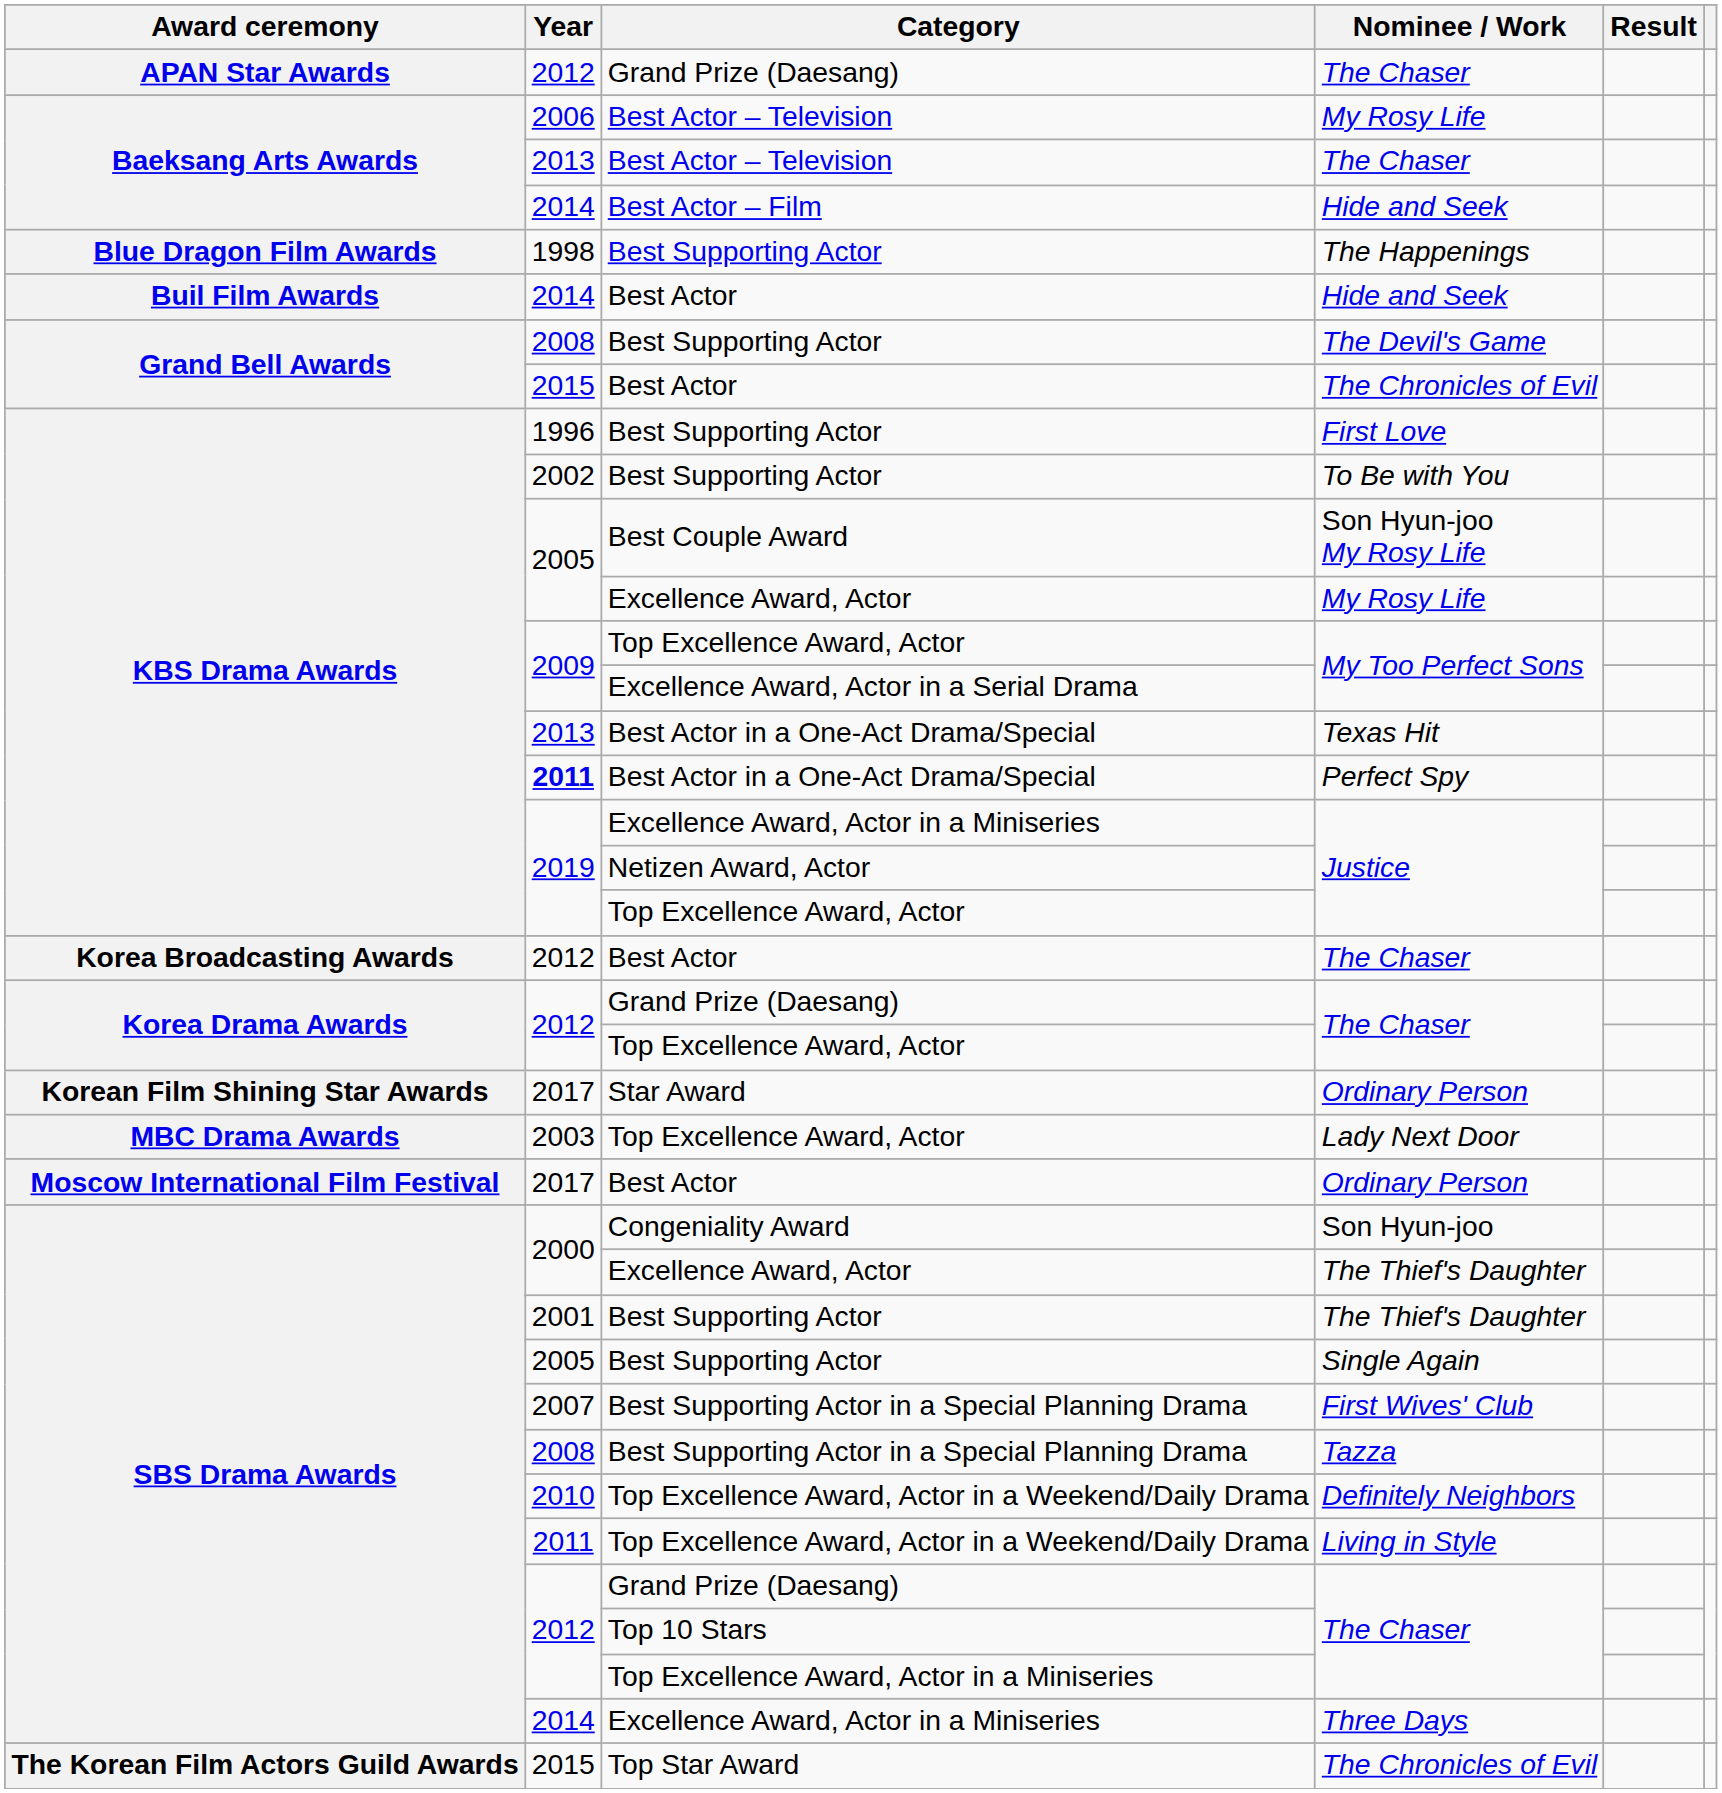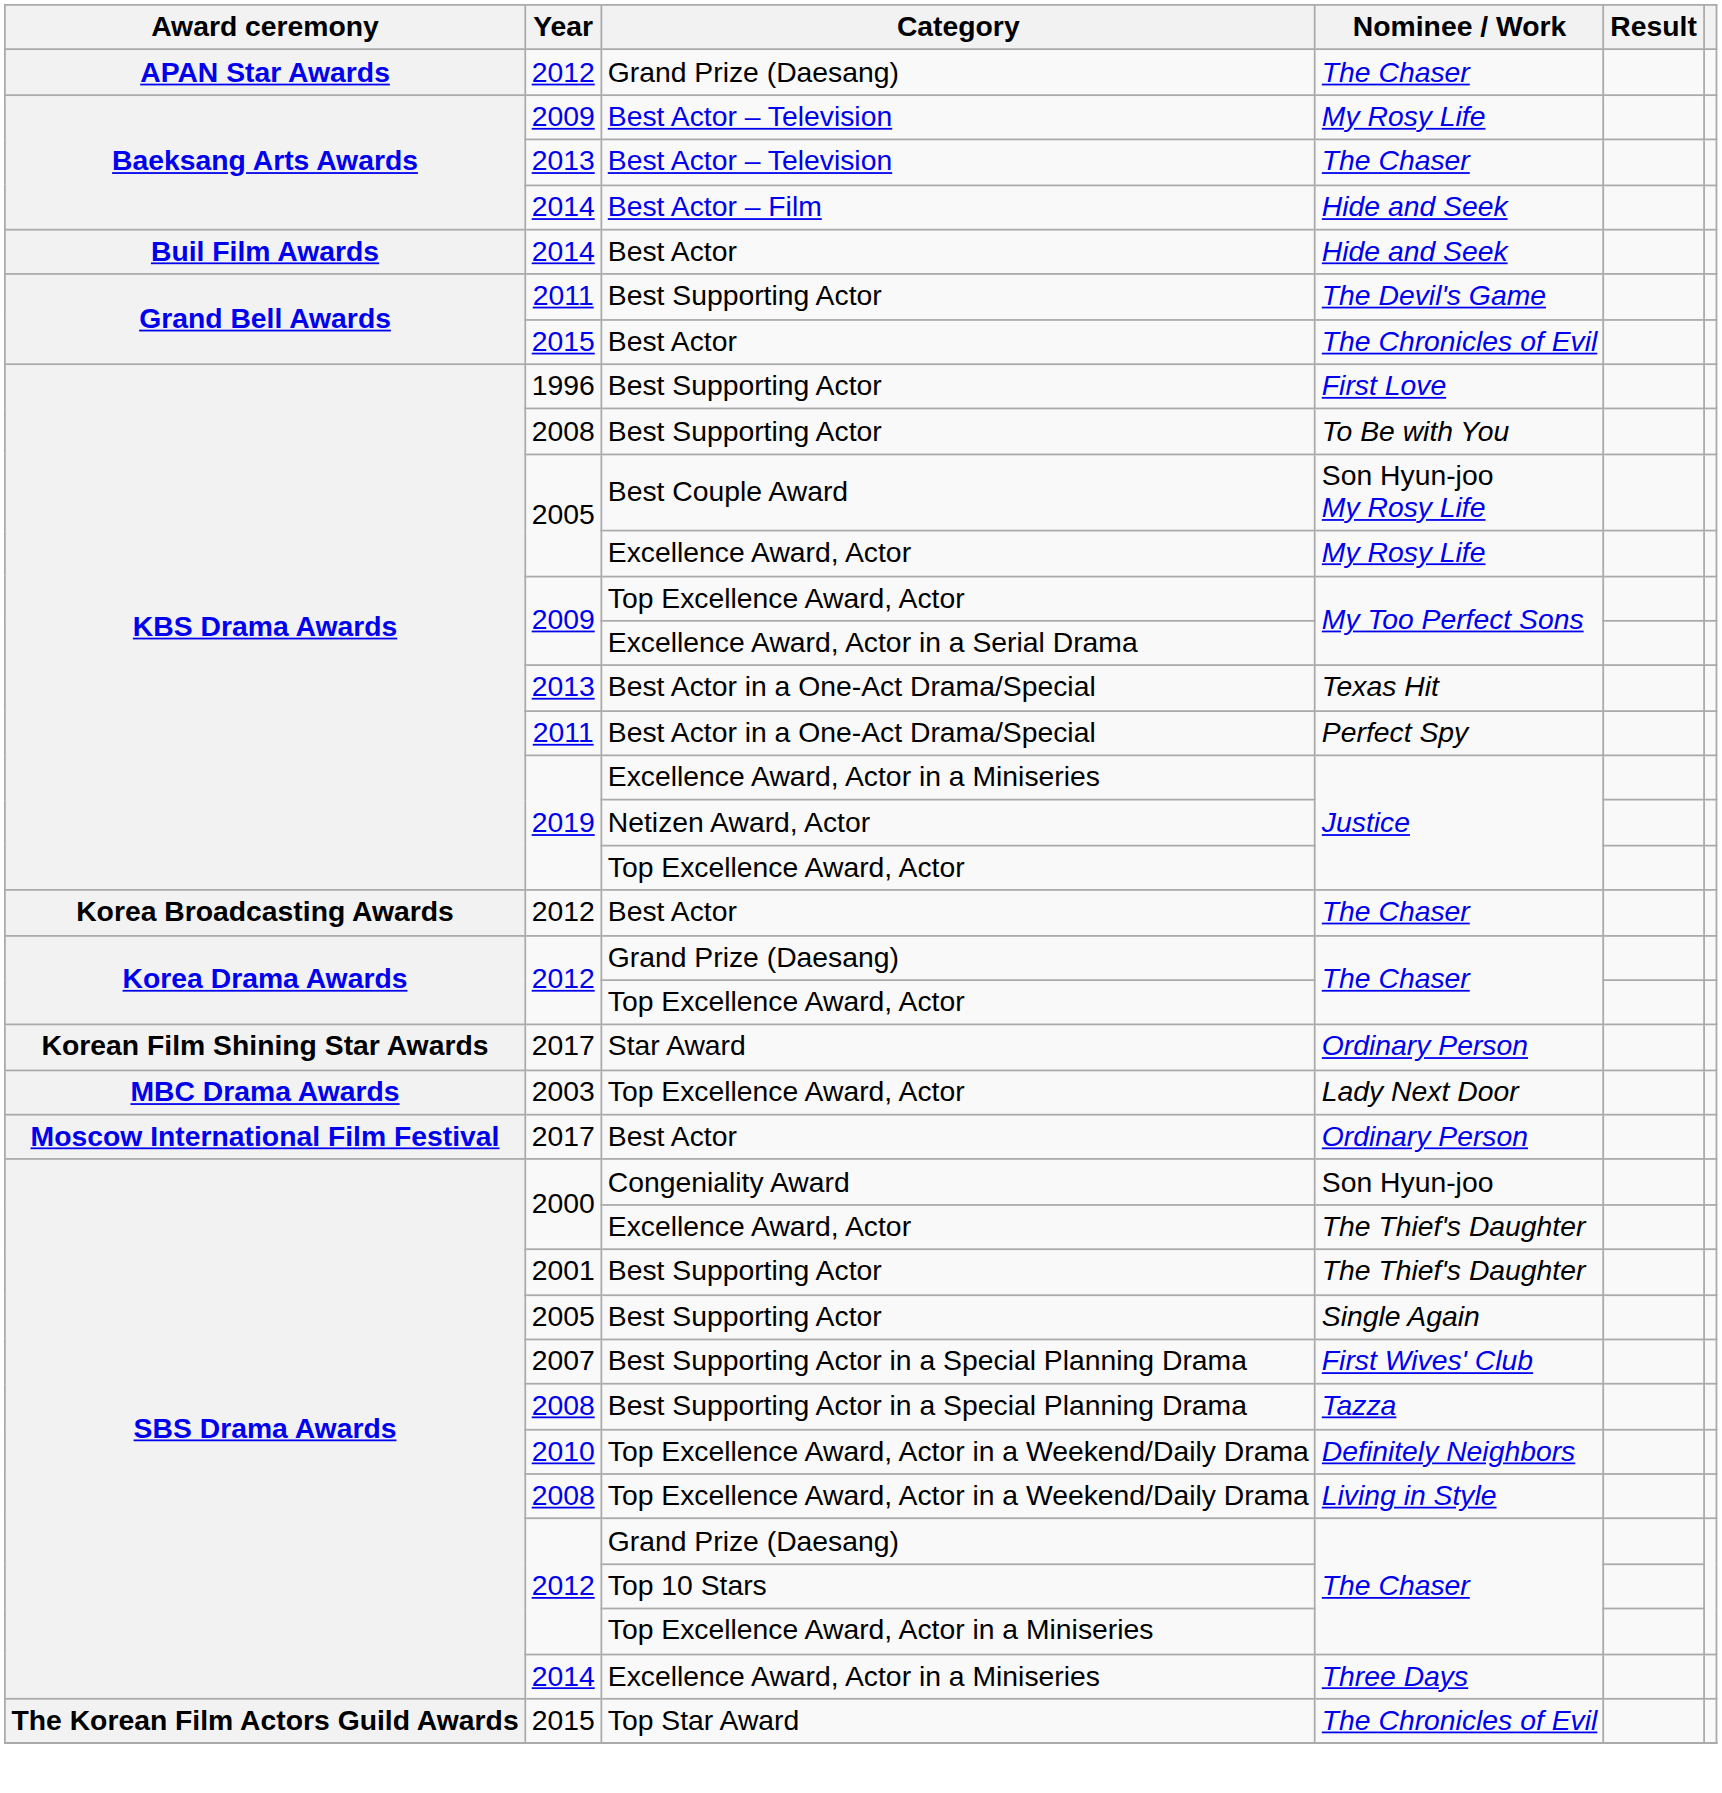(563, 116) 2006 -> (563, 116) 2009
- row: (745, 251)
(563, 341) 2008 -> (563, 296) 2011
(563, 476) 2002 -> (563, 431) 2008
(563, 777) bold -> (563, 732) normal
(563, 1540) 2011 -> (563, 1496) 2008
